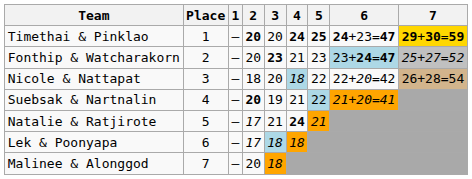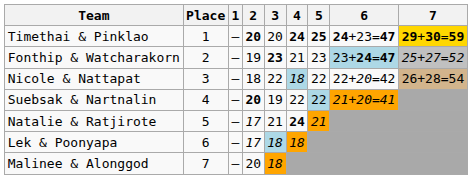(253, 57) 20 -> (253, 57) 19
(275, 79) 20 -> (275, 79) 22
(297, 100) 21 -> (297, 100) 22
